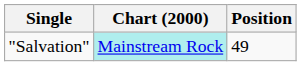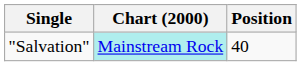(240, 46) 49 -> (240, 46) 40
